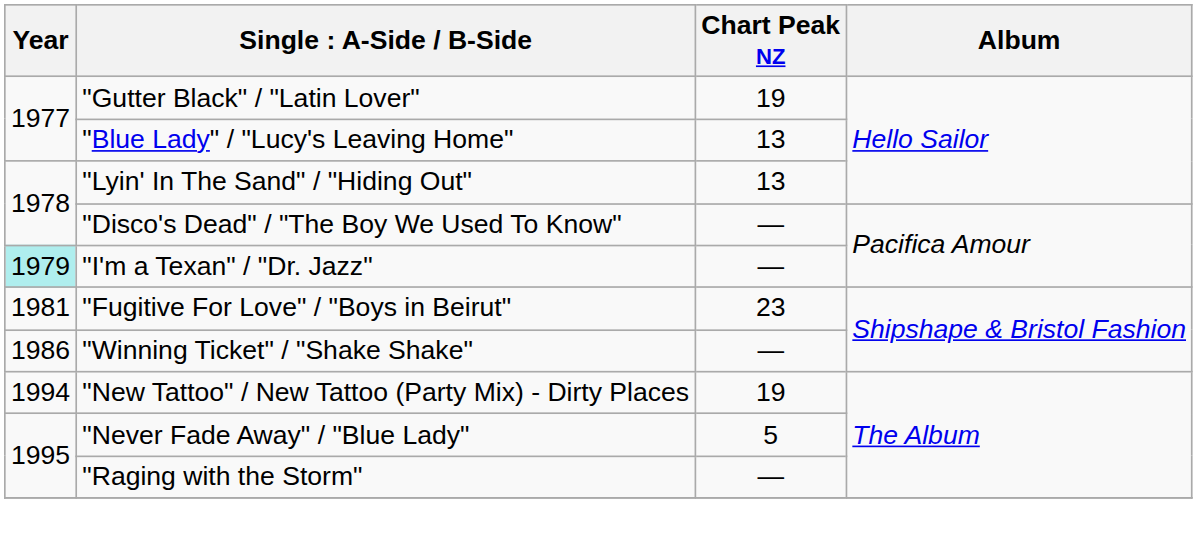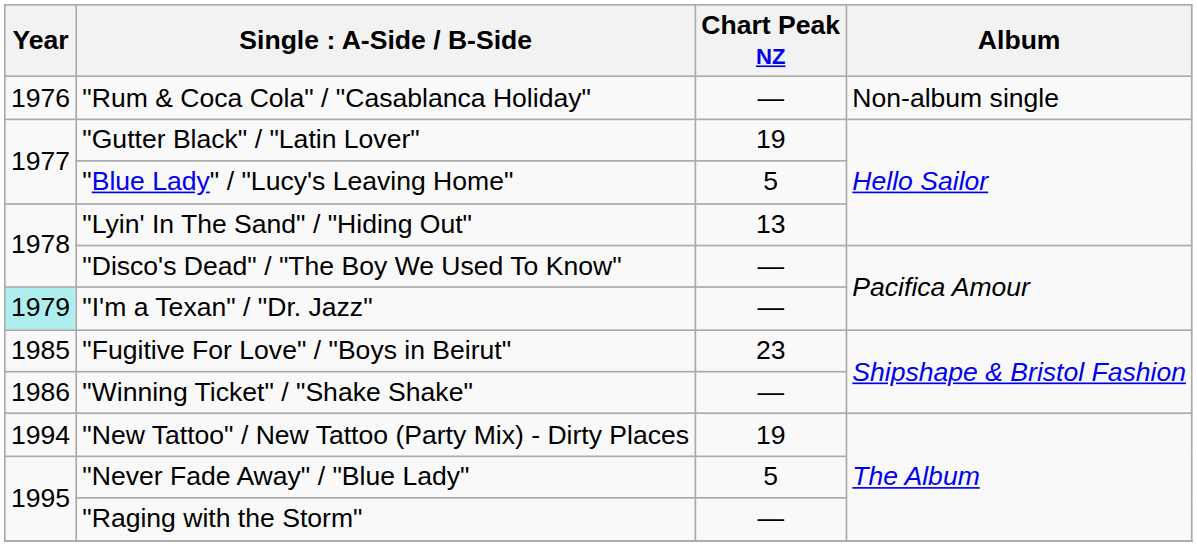+ row: (337, 97)
(771, 139) 13 -> (771, 181) 5
(40, 308) 1981 -> (40, 350) 1985
